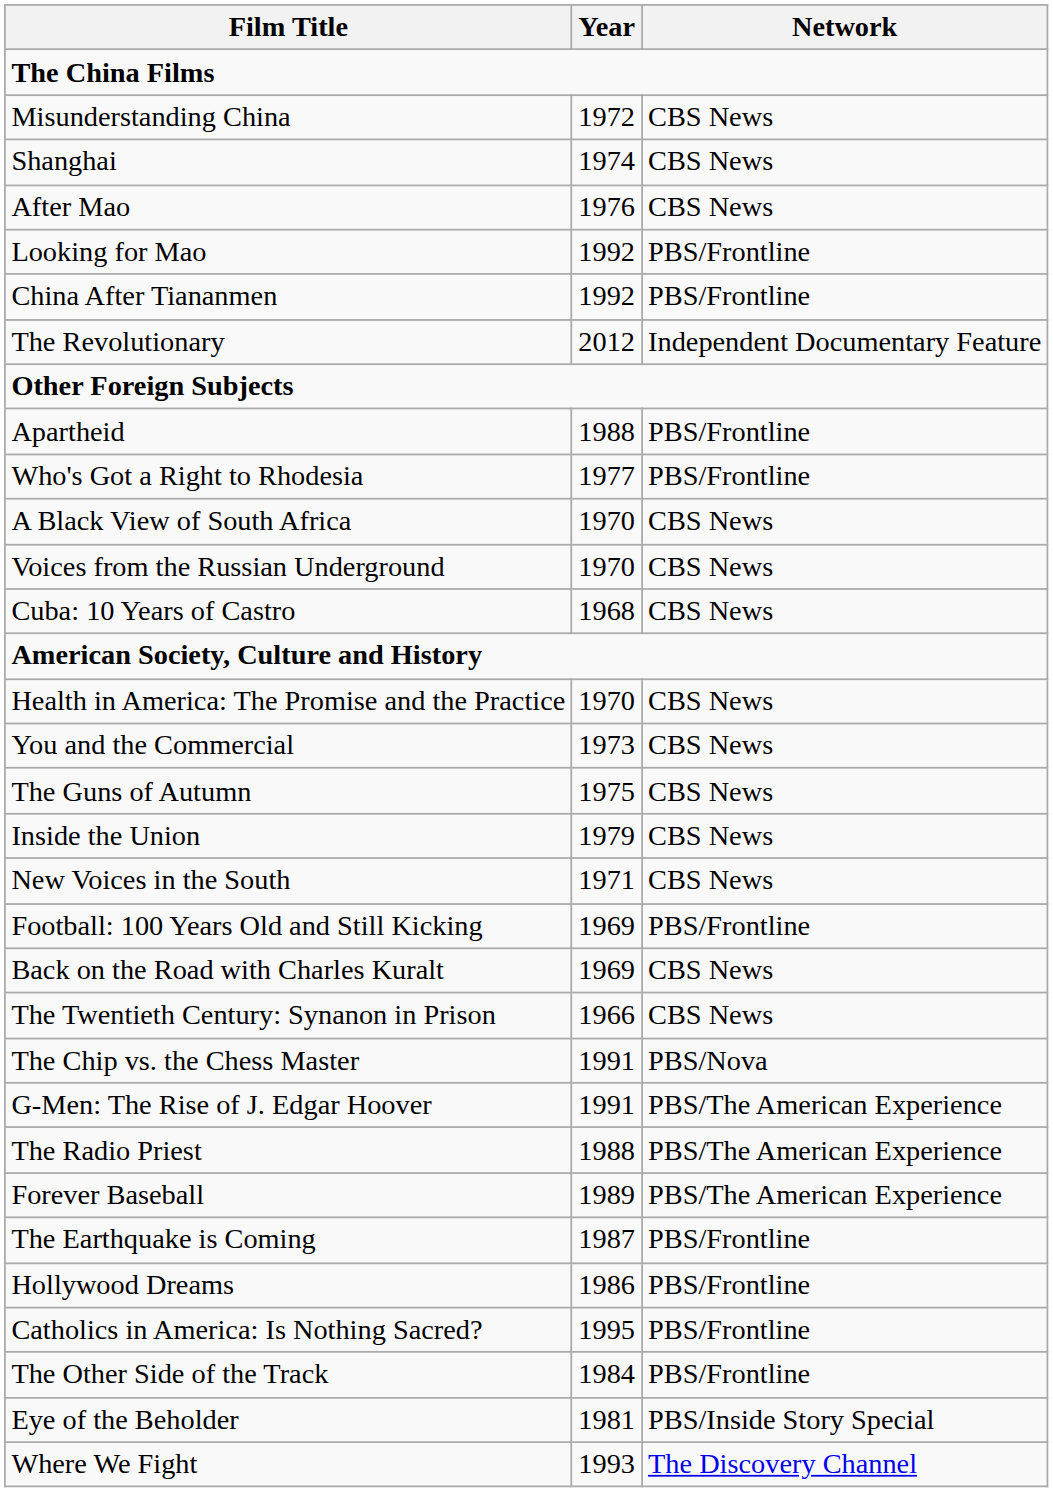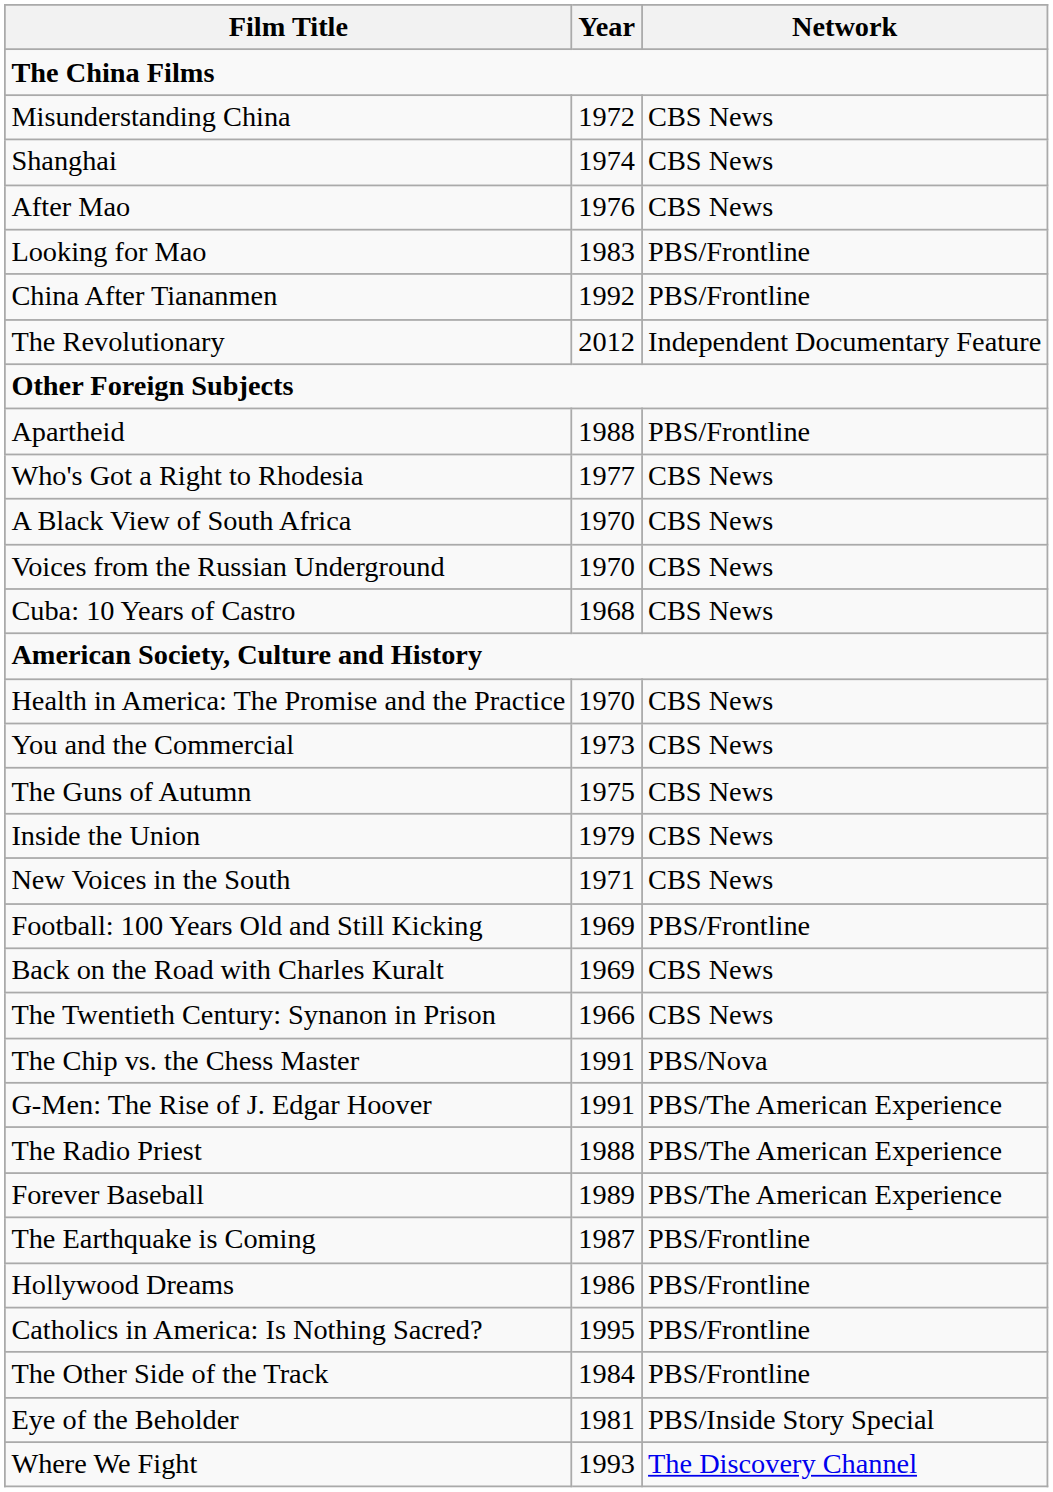(607, 251) 1992 -> (607, 251) 1983
(729, 476) PBS/Frontline -> (711, 476) CBS News
